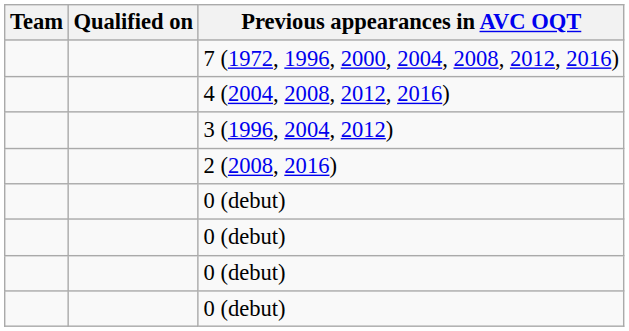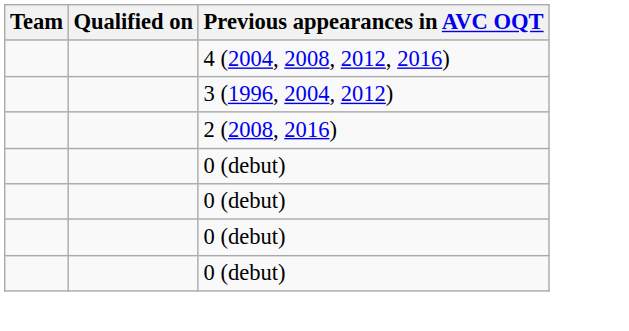- row: (36, 58)
